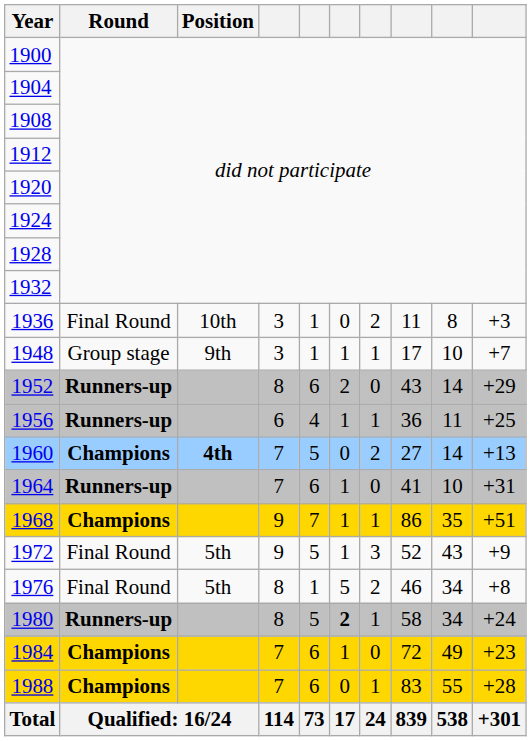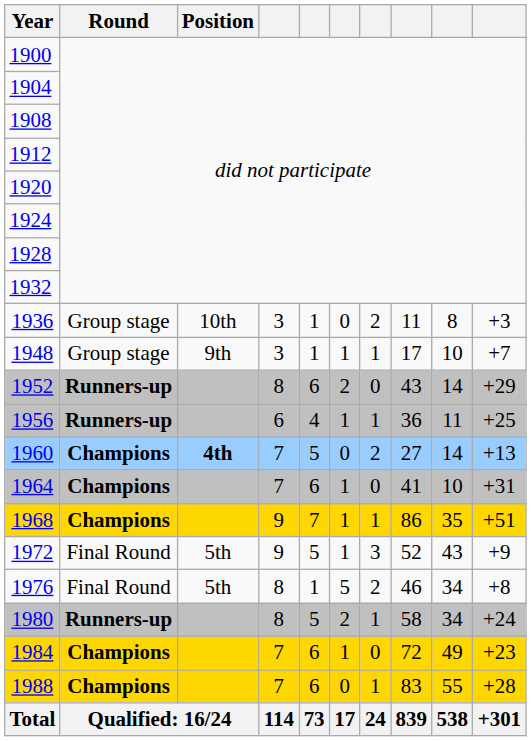(119, 320) Final Round -> (119, 320) Group stage
(119, 486) Runners-up -> (119, 486) Champions
(345, 619) bold -> (345, 619) normal
